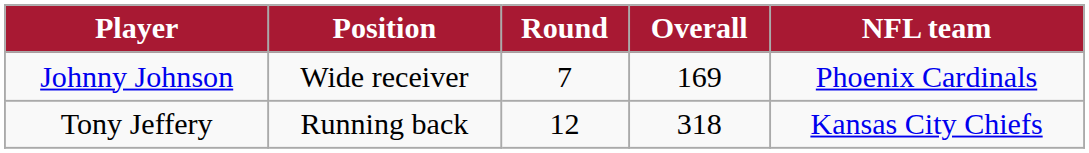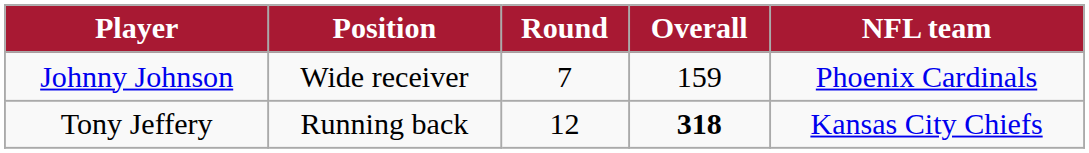(699, 76) 169 -> (699, 76) 159
(699, 123) normal -> (699, 123) bold
